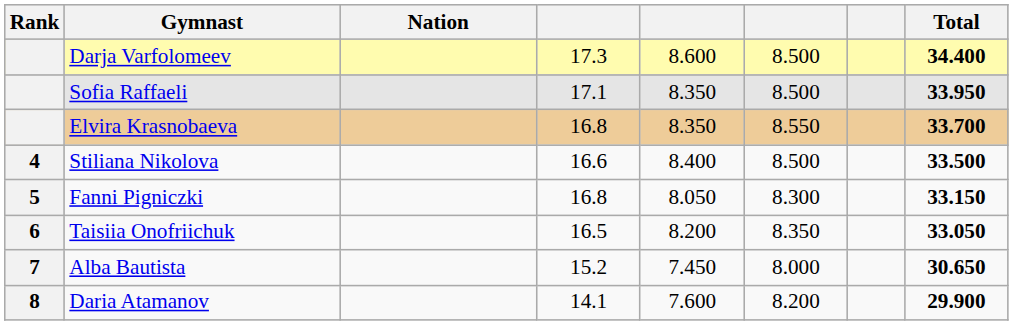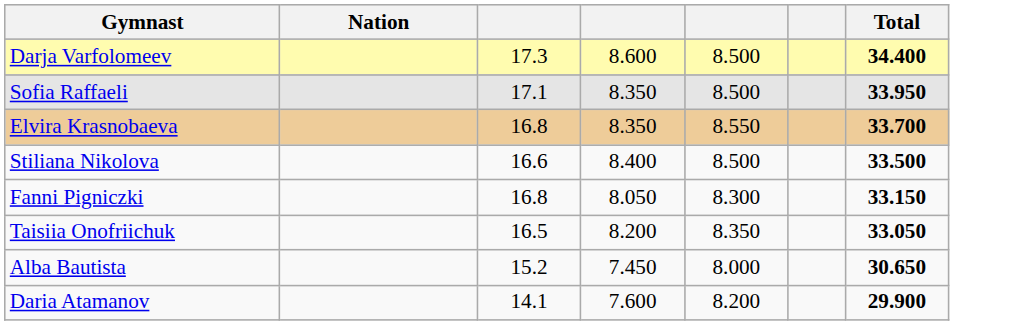- column: (35, 21)
